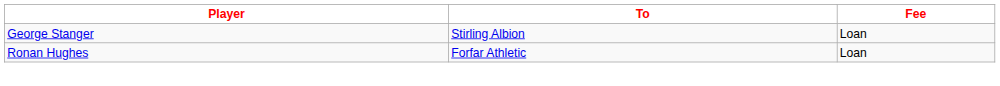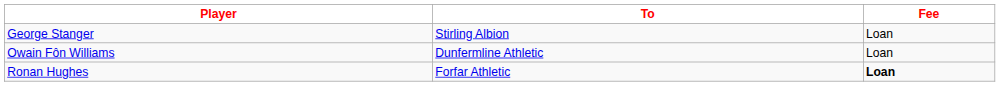+ row: (61, 53)
(853, 53) normal -> (881, 72) bold
